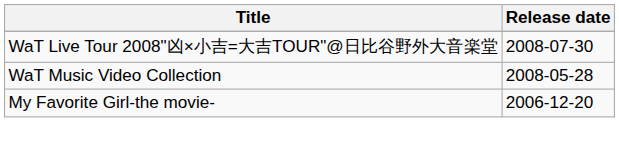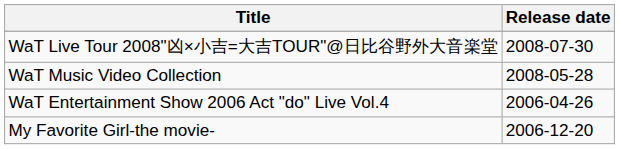+ row: (199, 102)
